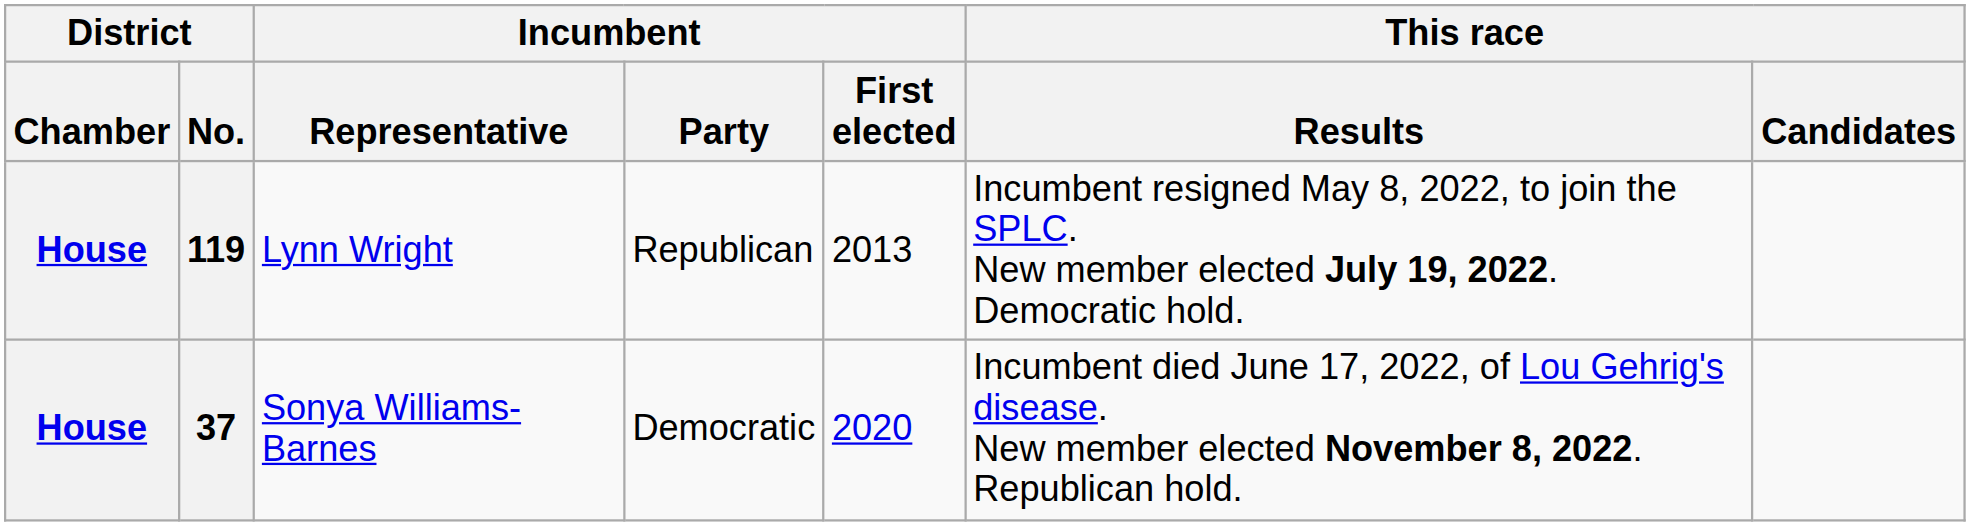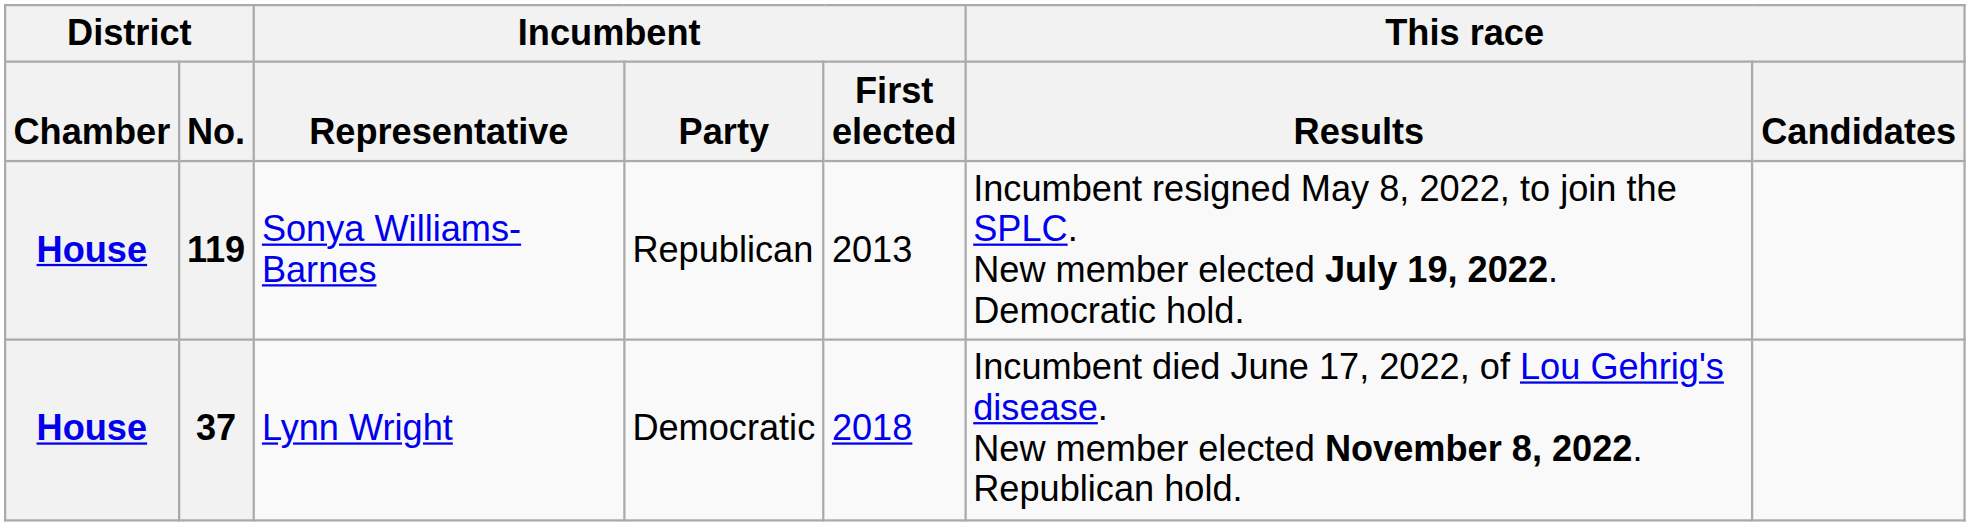(357, 249) Lynn Wright -> (391, 249) Sonya Williams-Barnes
(391, 428) Sonya Williams-Barnes -> (357, 428) Lynn Wright
(872, 428) 2020 -> (872, 428) 2018
